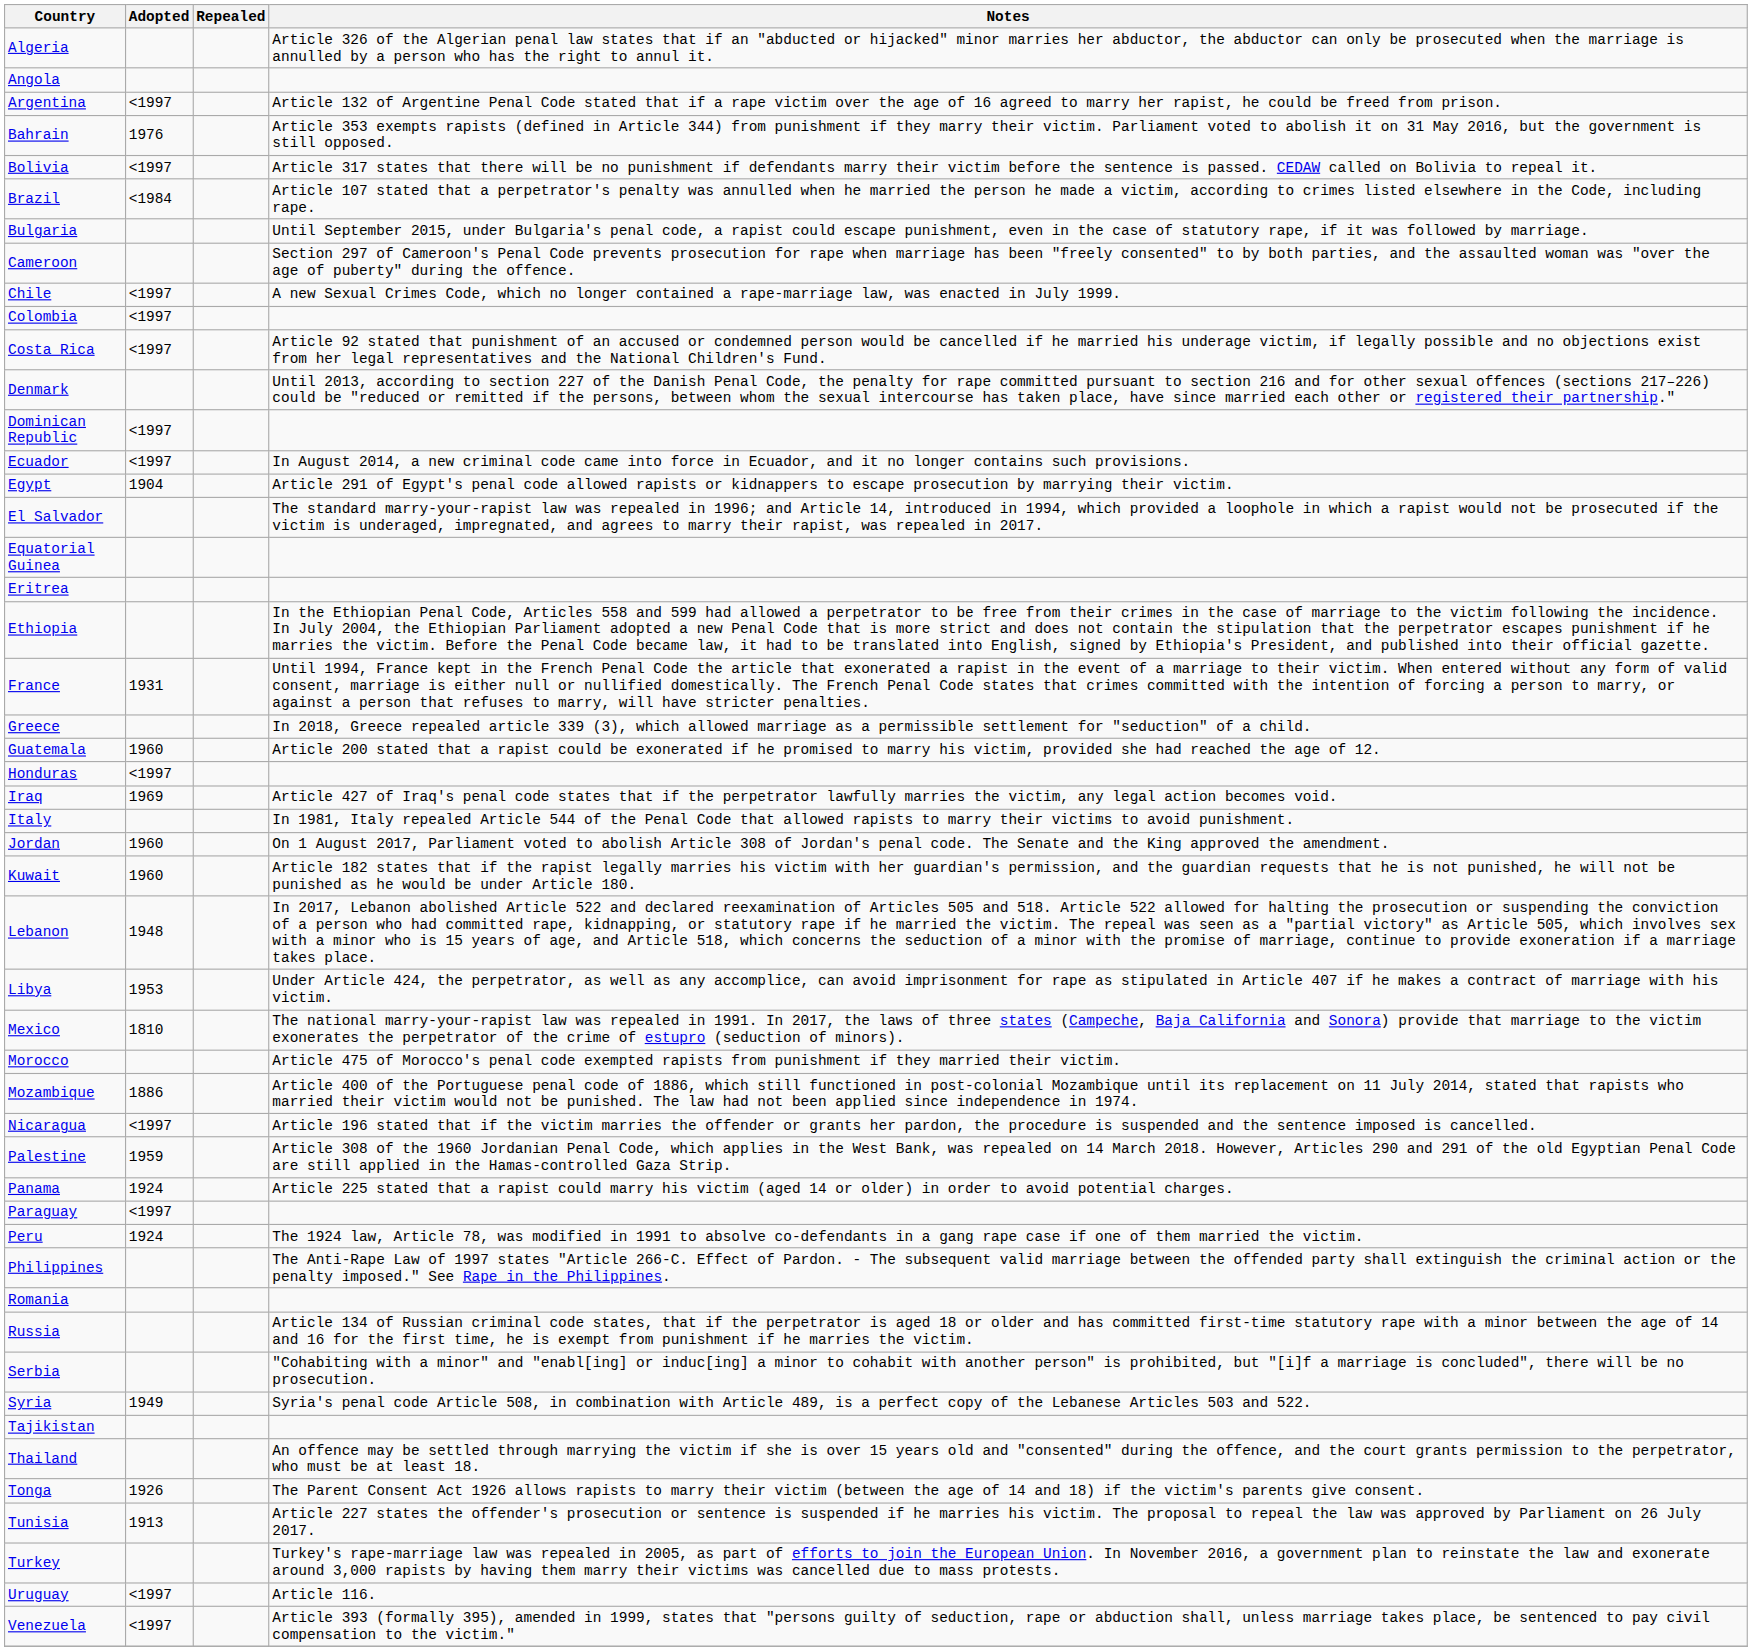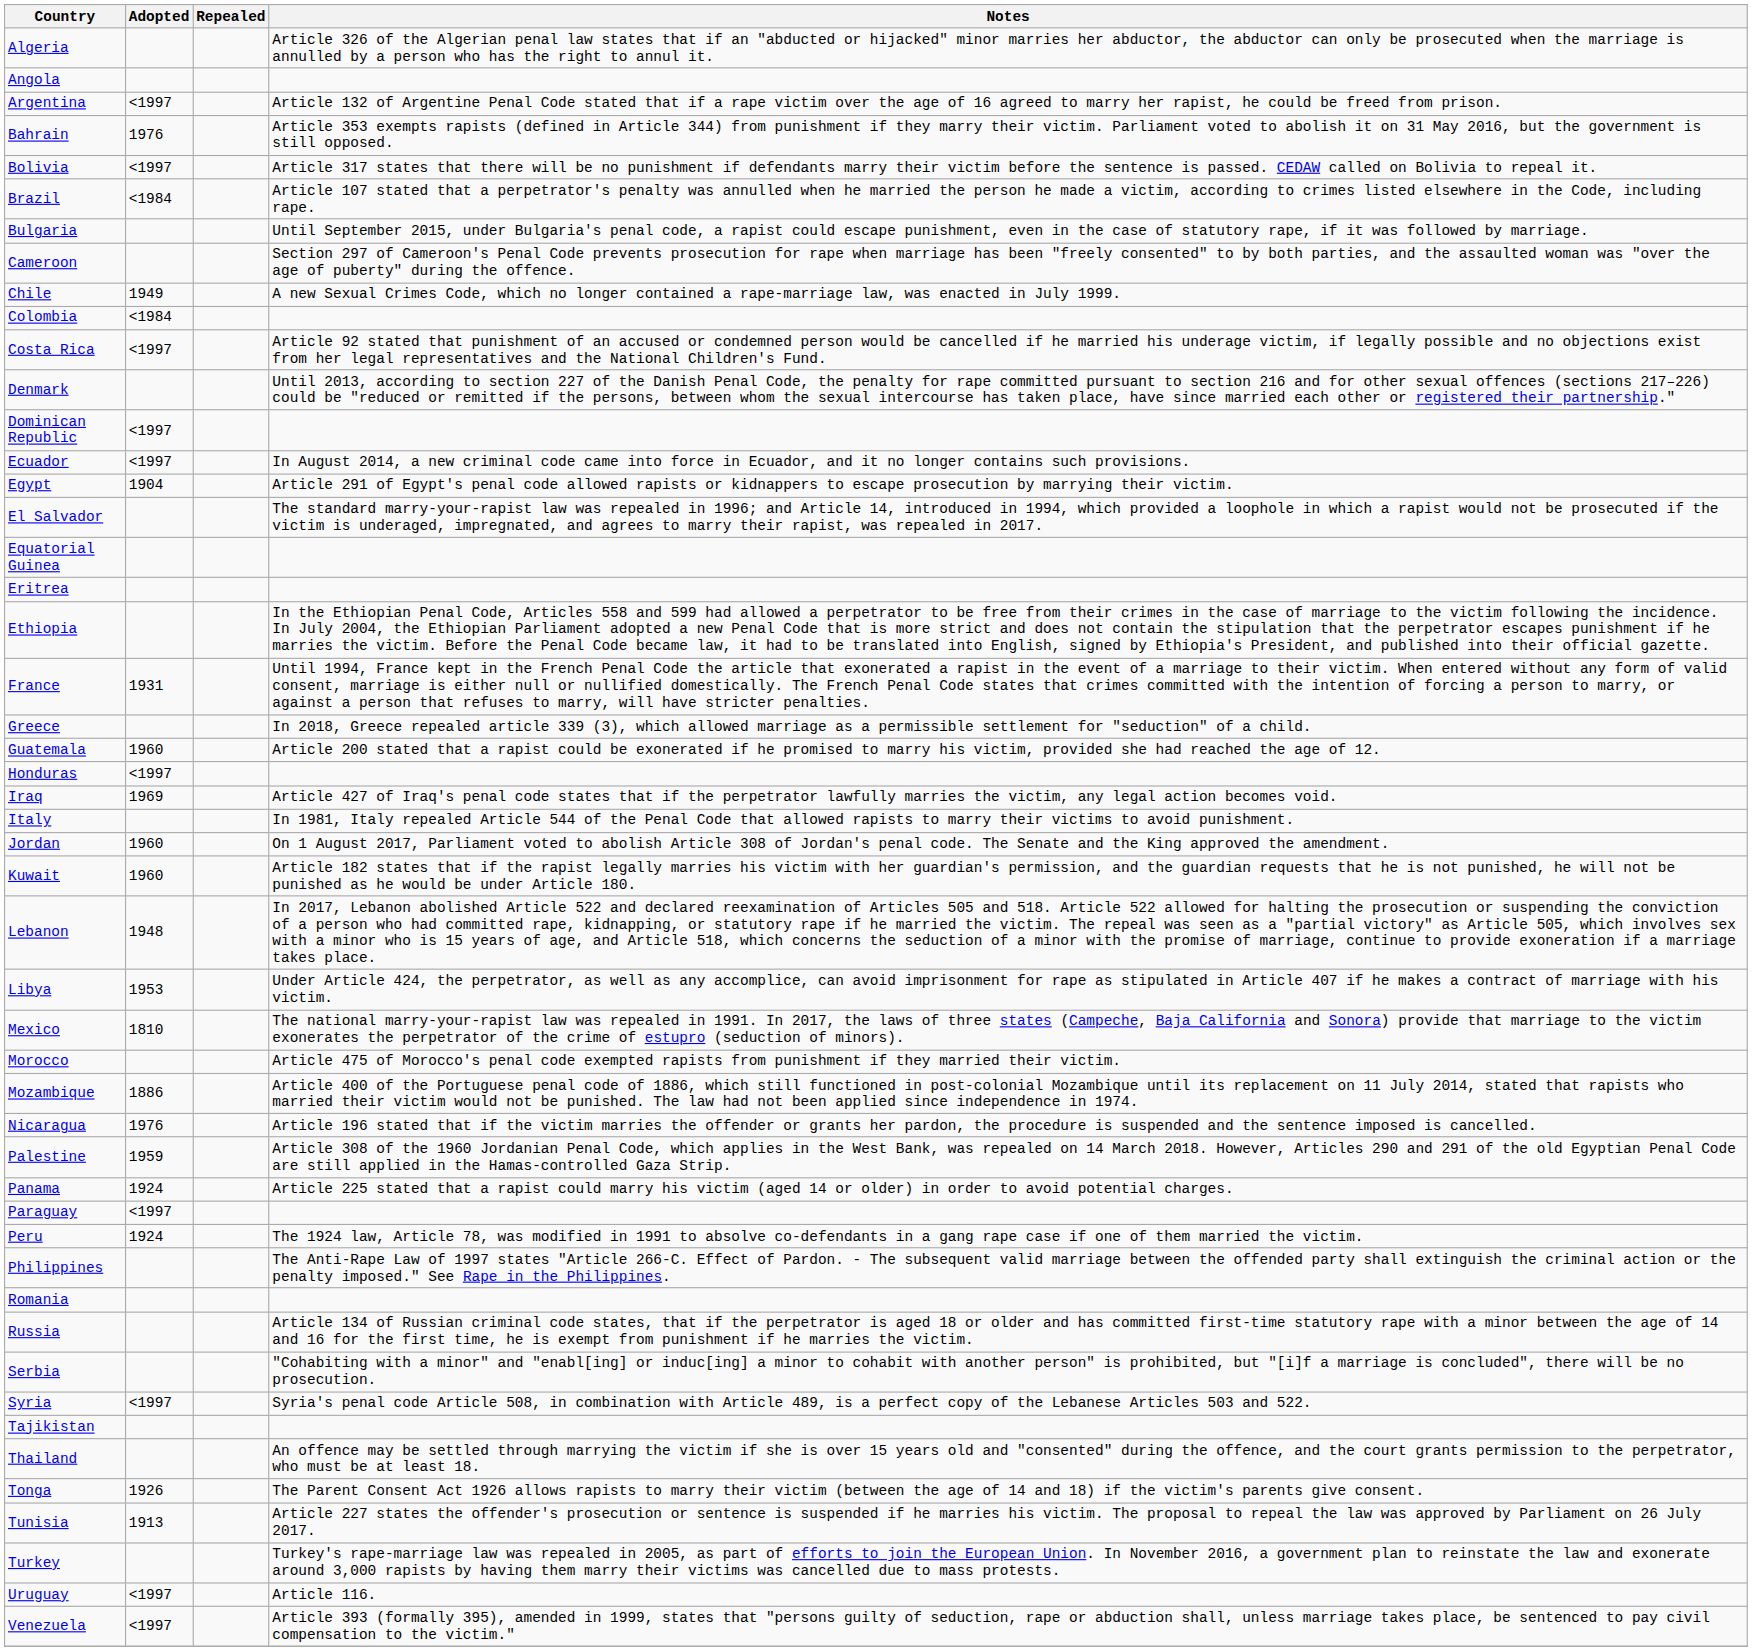(150, 295) <1997 -> (146, 295) 1949
(150, 318) <1997 -> (150, 318) <1984
(150, 1125) <1997 -> (146, 1125) 1976
(146, 1404) 1949 -> (150, 1404) <1997
